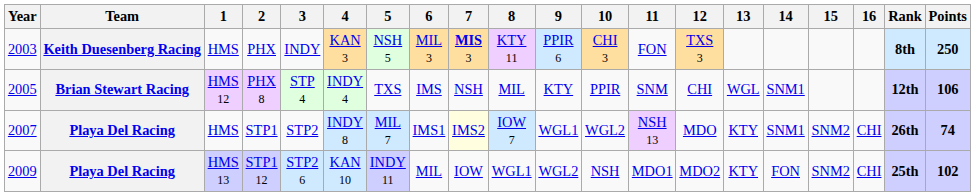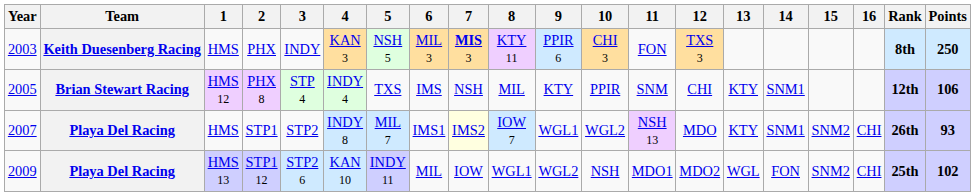(743, 89) WGL -> (743, 89) KTY
(948, 130) 74 -> (948, 130) 93
(743, 171) KTY -> (743, 171) WGL
